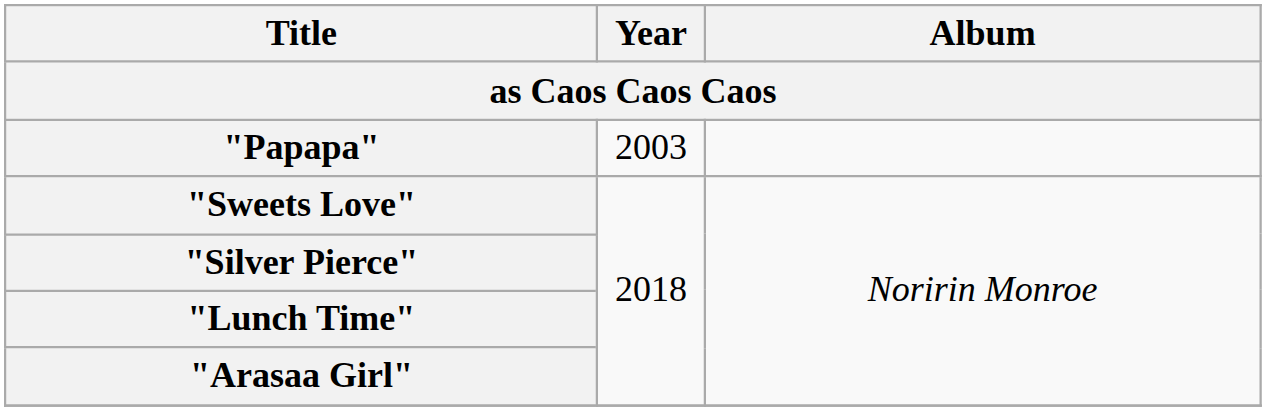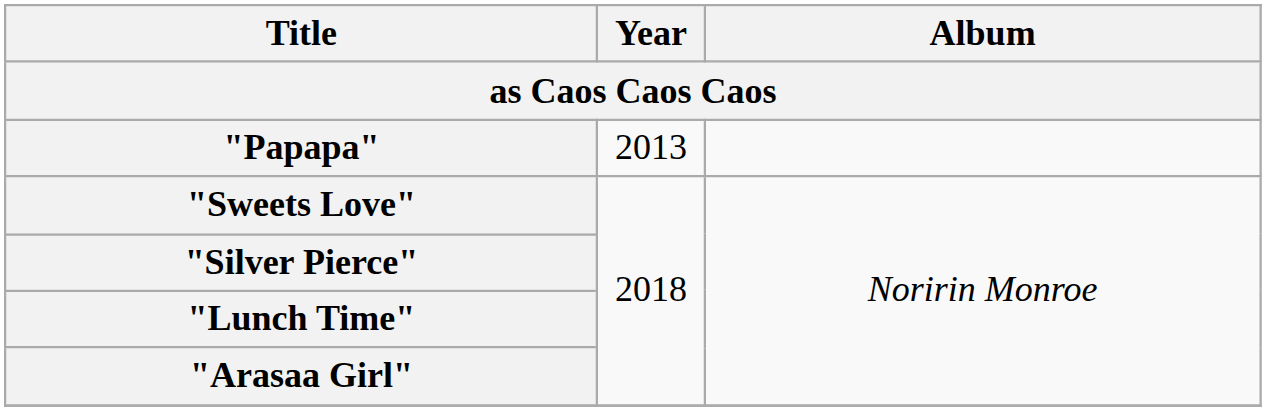(651, 147) 2003 -> (651, 147) 2013
